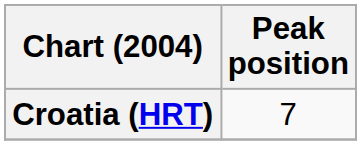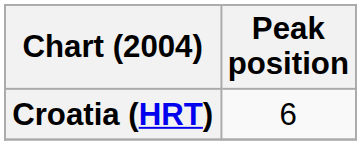(288, 113) 7 -> (288, 113) 6
